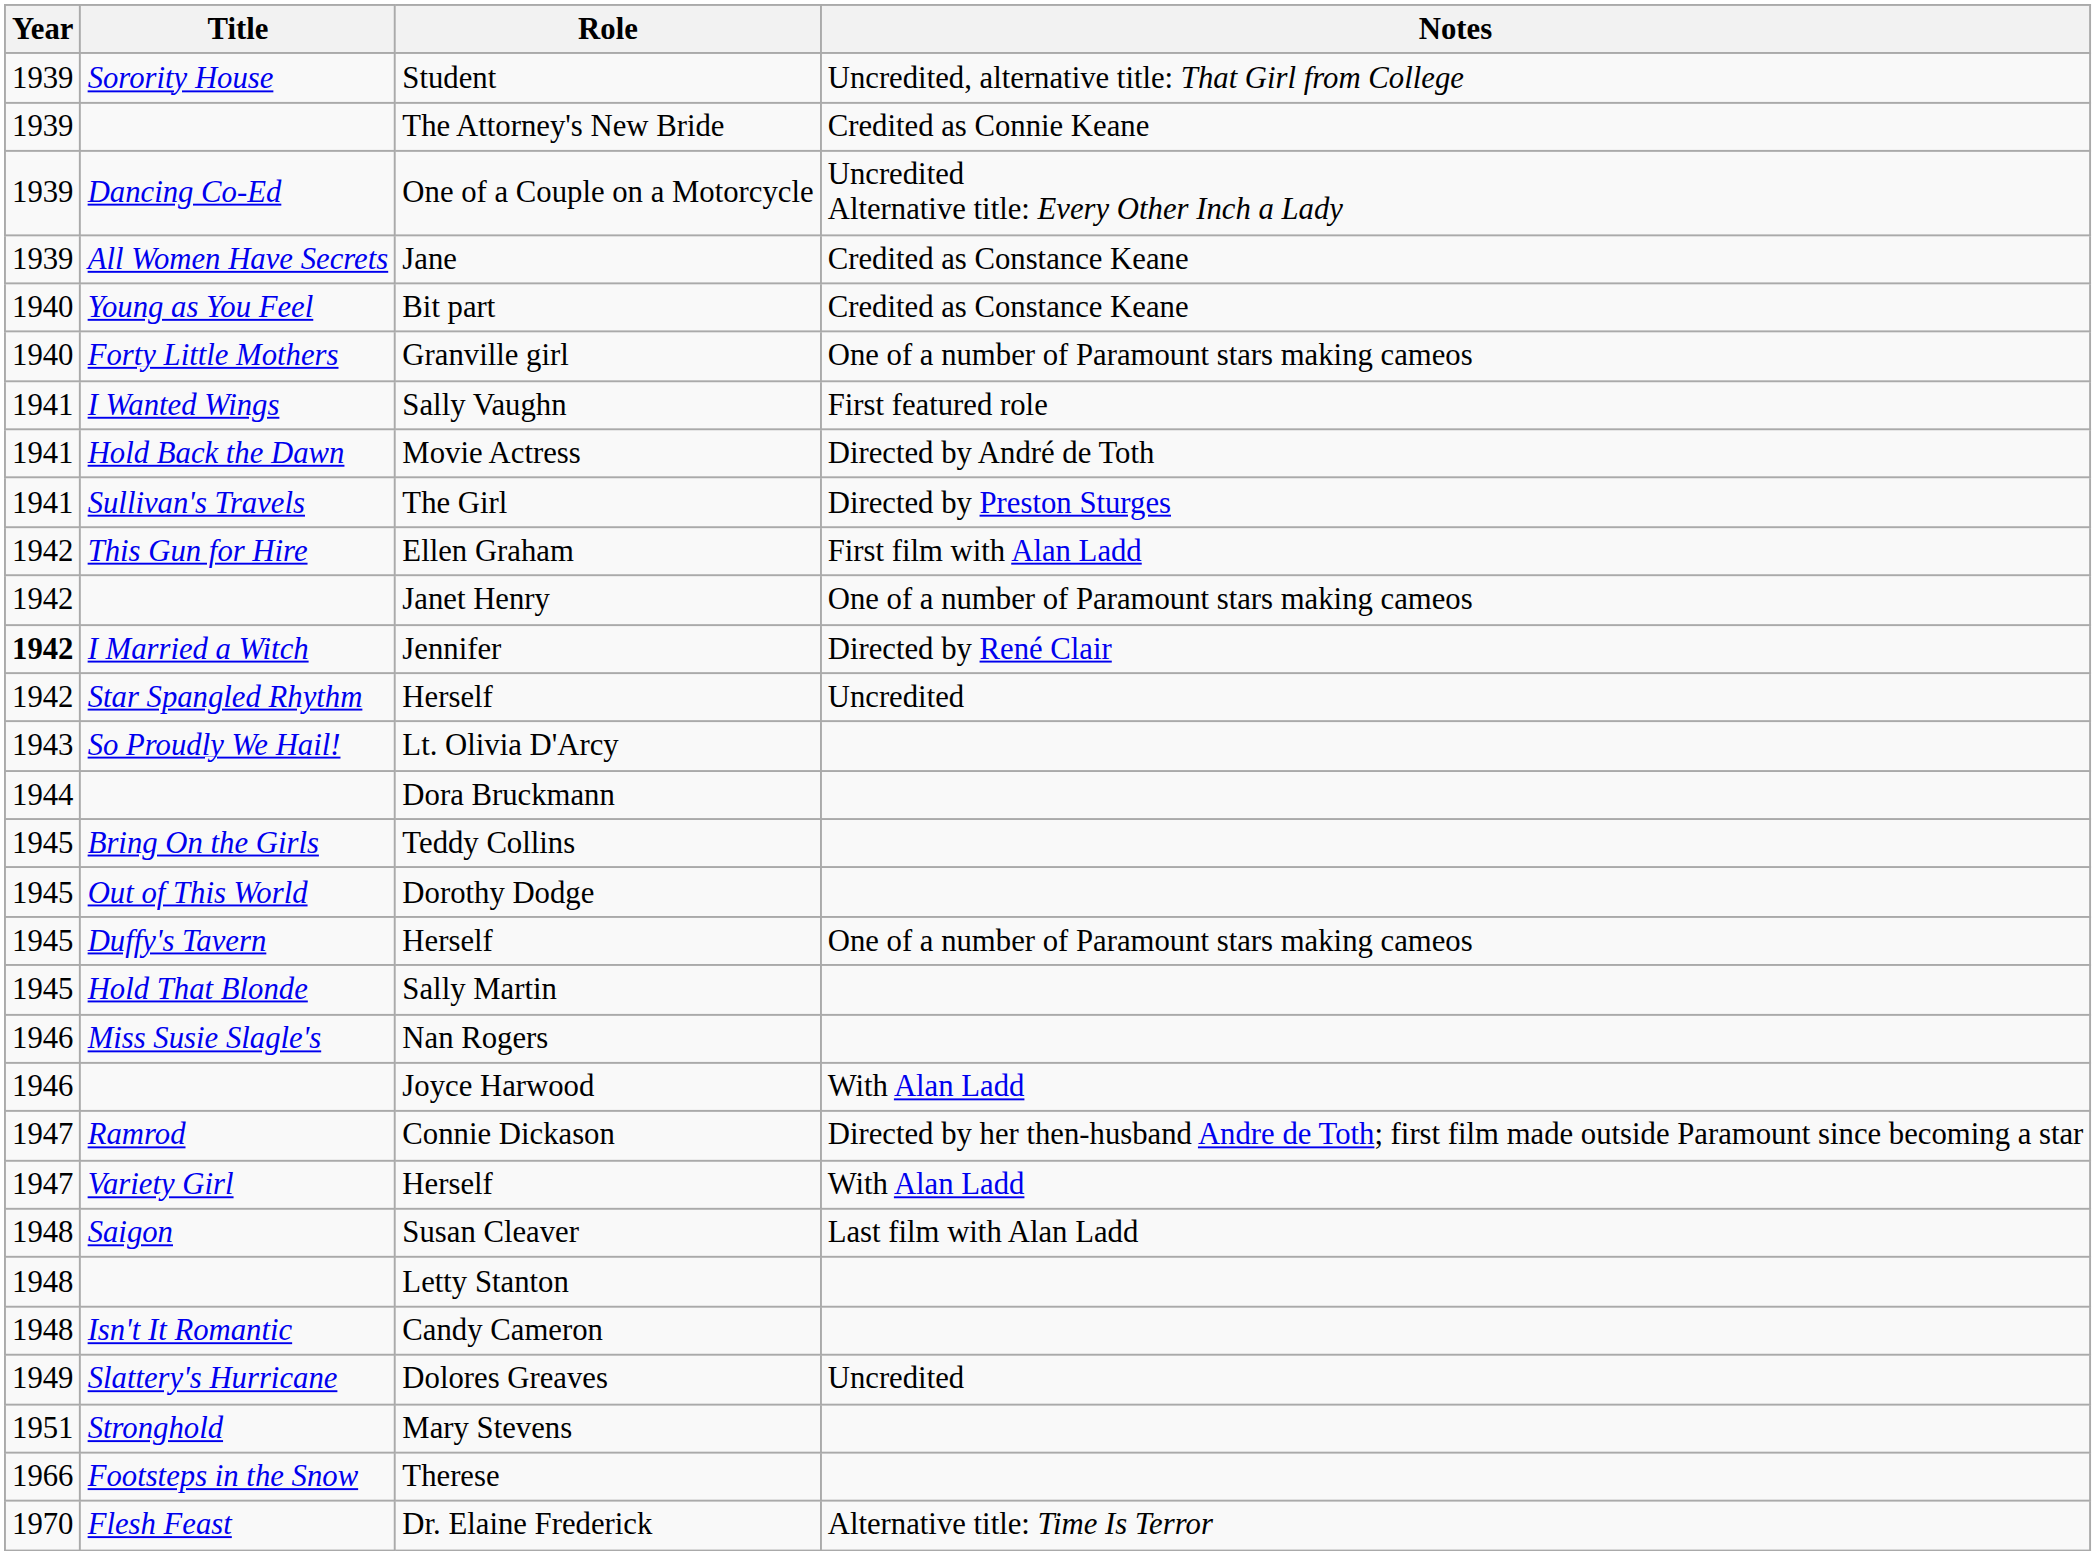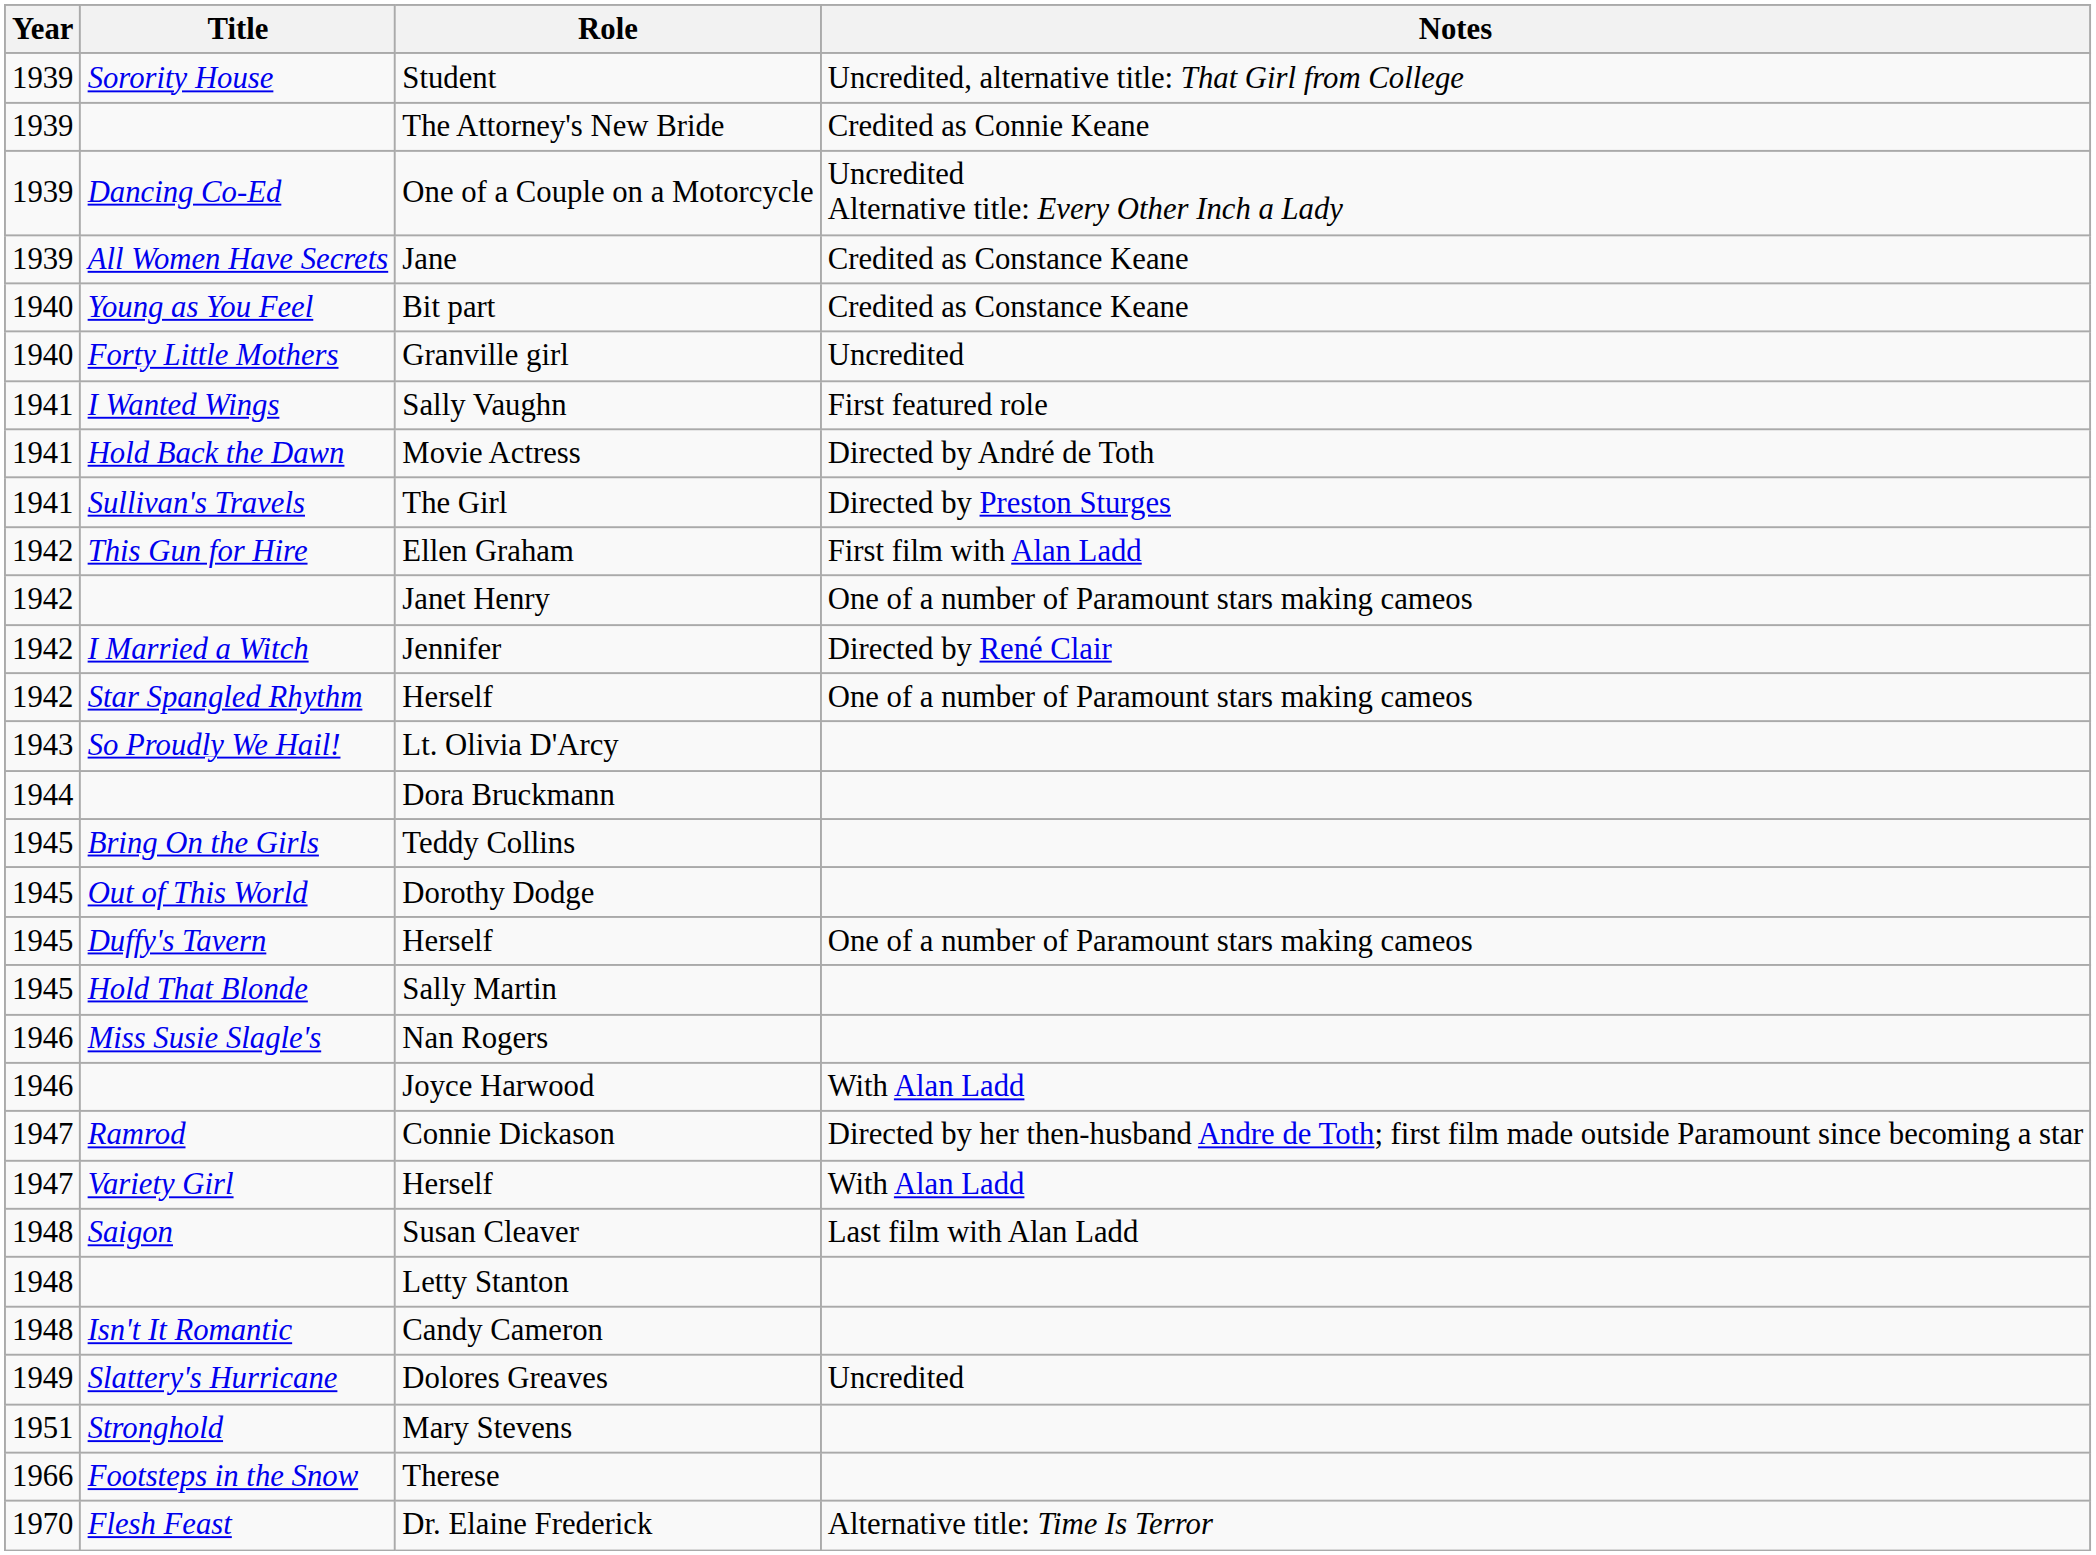(1150, 355) One of a number of Paramount stars making cameos -> (896, 355) Uncredited
(43, 648) bold -> (43, 648) normal
(896, 696) Uncredited -> (1150, 696) One of a number of Paramount stars making cameos
